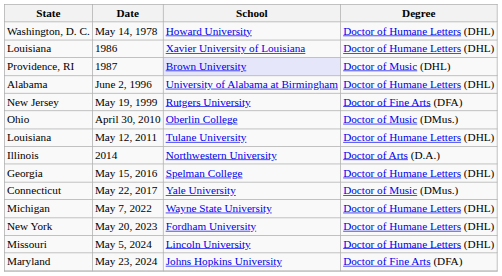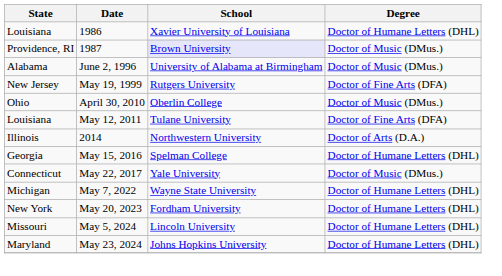- row: (126, 31)
(397, 66) Doctor of Music (DHL) -> (385, 48) Doctor of Music (DMus.)
(419, 84) Doctor of Humane Letters (DHL) -> (385, 66) Doctor of Music (DMus.)
(419, 137) Doctor of Humane Letters (DHL) -> (387, 119) Doctor of Fine Arts (DFA)
(403, 262) Doctor of Fine Arts (DFA) -> (403, 244) Doctor of Humane Letters (DHL)
